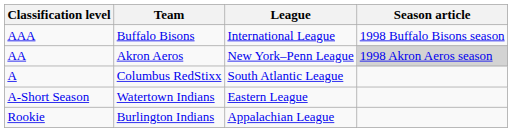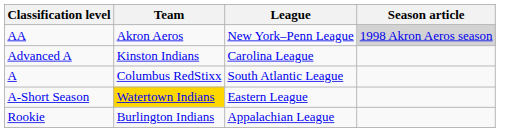- row: (21, 35)
+ row: (40, 55)
(166, 96) no background -> (166, 96) gold background
